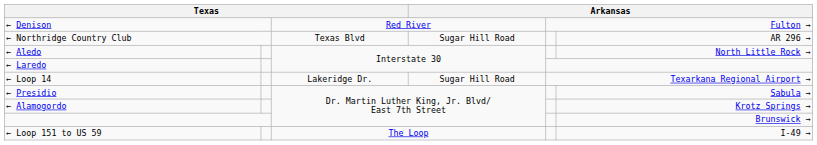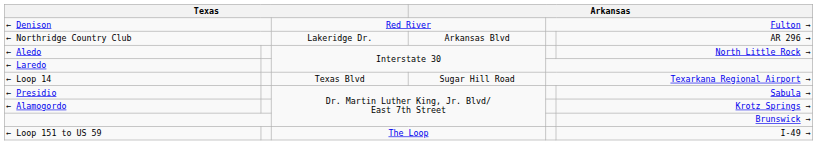(340, 38) Texas Blvd -> (340, 38) Lakeridge Dr.
(477, 38) Sugar Hill Road -> (477, 38) Arkansas Blvd
(340, 79) Lakeridge Dr. -> (340, 79) Texas Blvd
